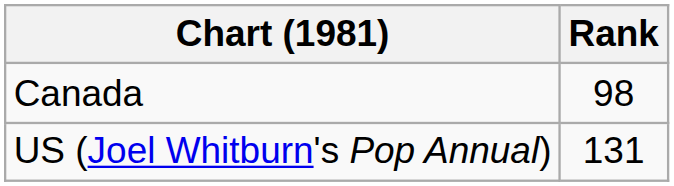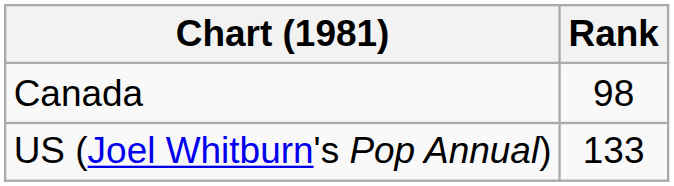(614, 151) 131 -> (614, 151) 133
